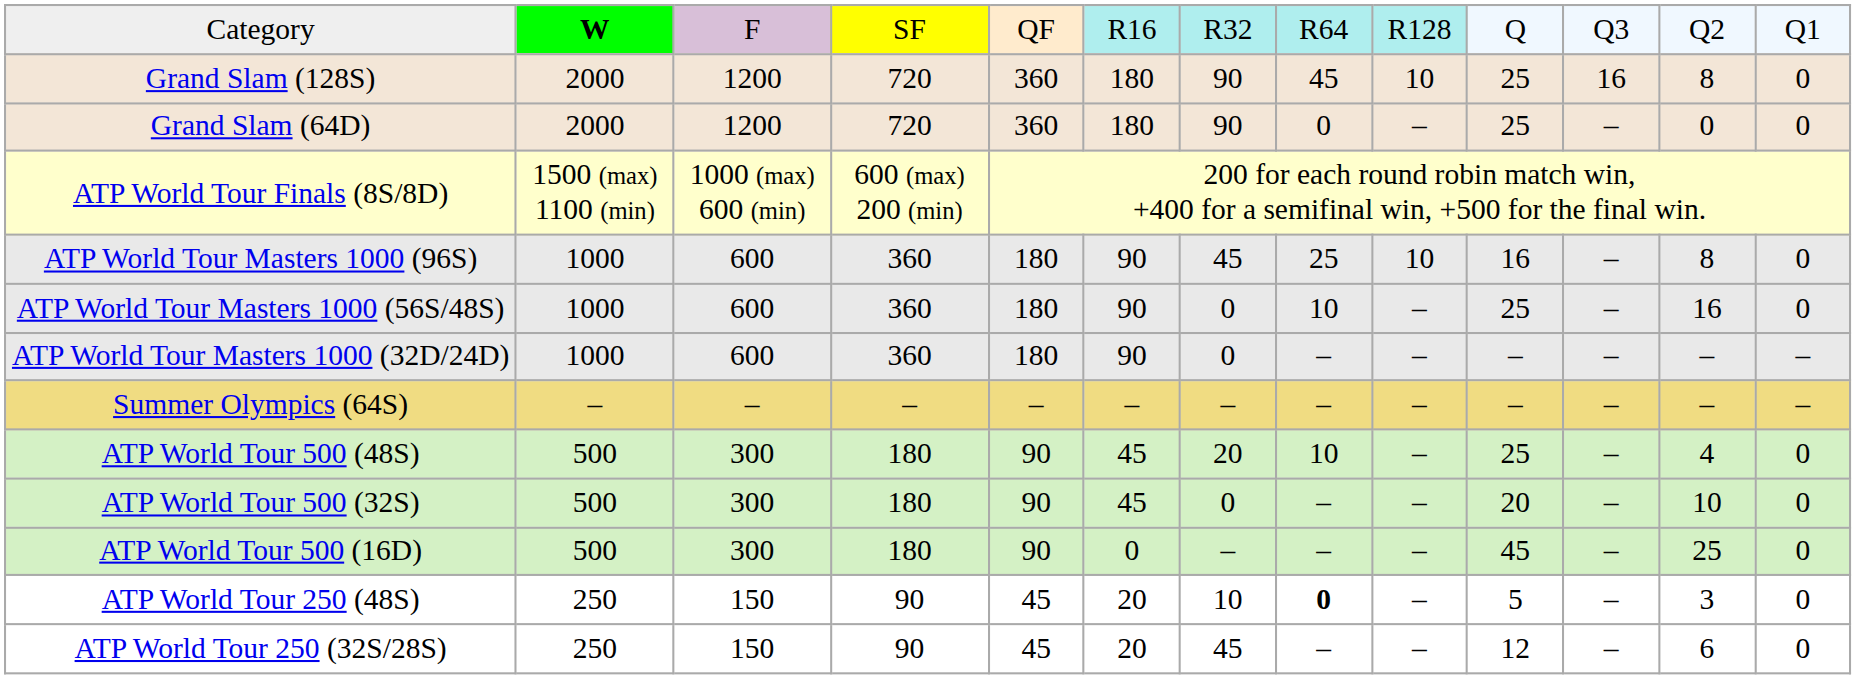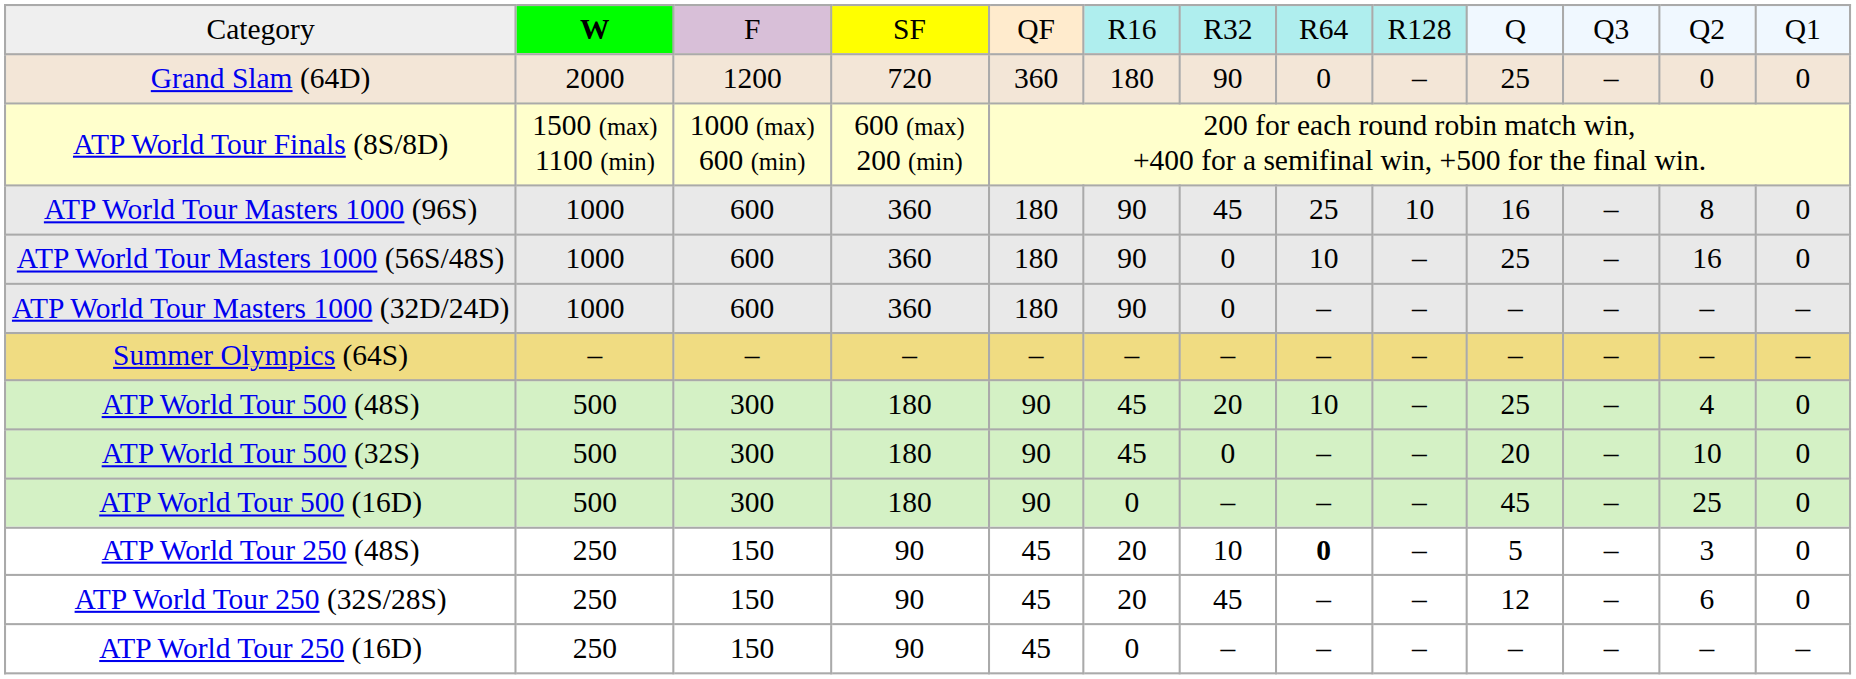- row: (261, 77)
+ row: (261, 648)
